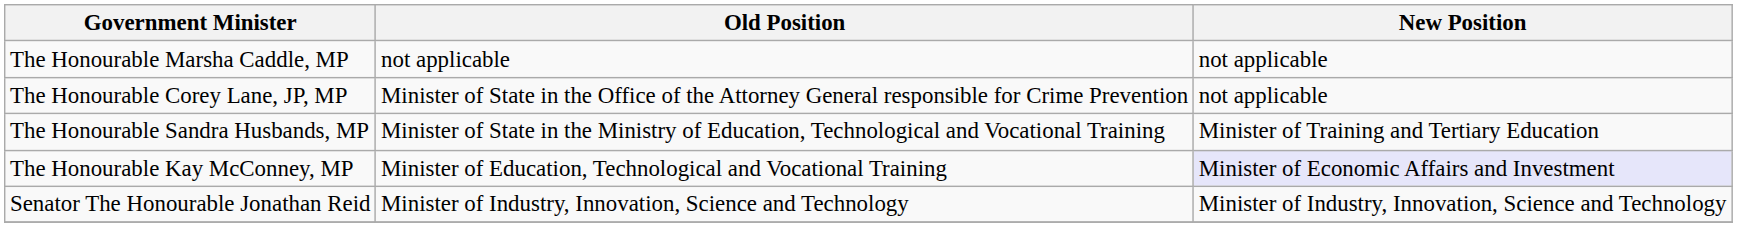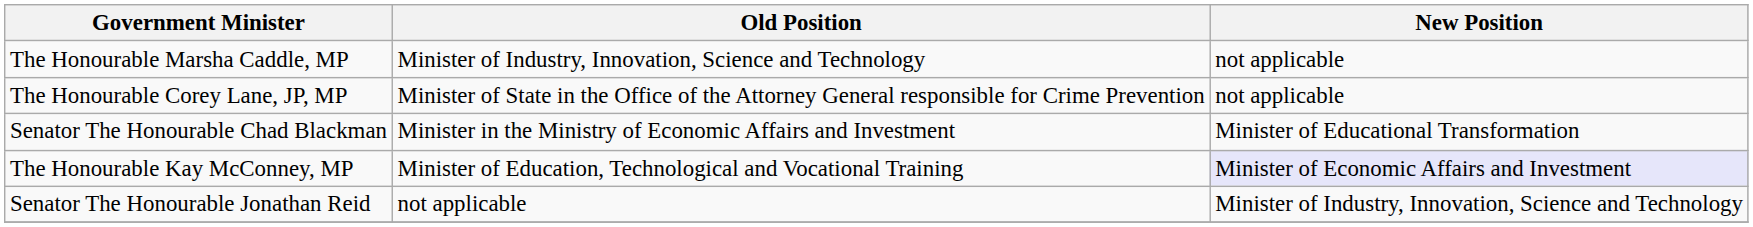(446, 58) not applicable -> (661, 58) Minister of Industry, Innovation, Science and Technology
+ row: (198, 131)
- row: (190, 131)
(645, 204) Minister of Industry, Innovation, Science and Technology -> (462, 204) not applicable
